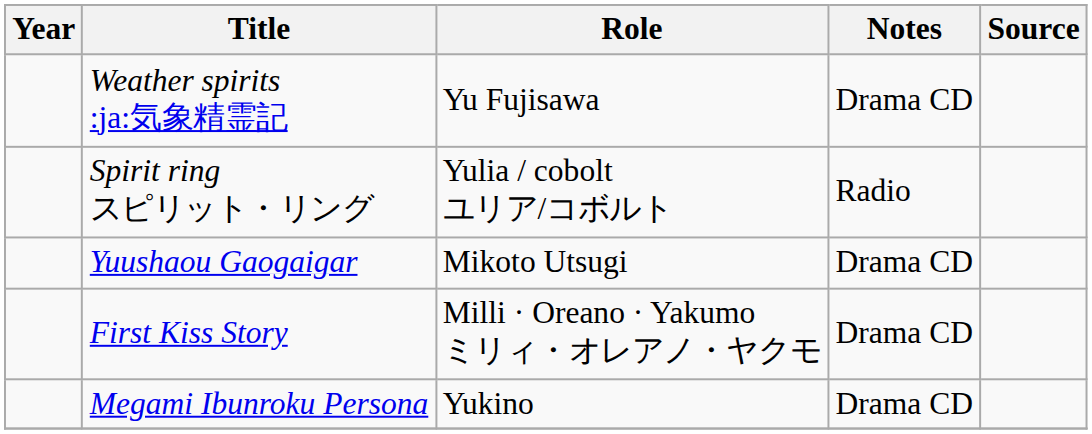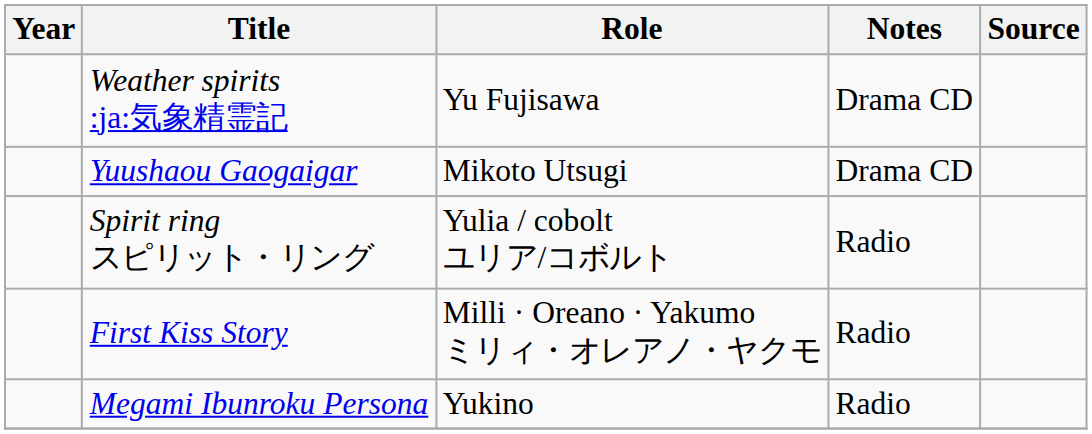rows swapped: (232, 189) <-> (224, 262)
(904, 332) Drama CD -> (873, 332) Radio
(904, 403) Drama CD -> (873, 403) Radio
